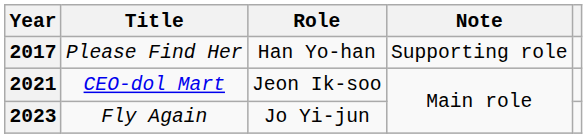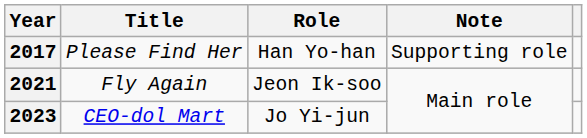(154, 85) CEO-dol Mart -> (154, 85) Fly Again
(154, 117) Fly Again -> (154, 117) CEO-dol Mart
